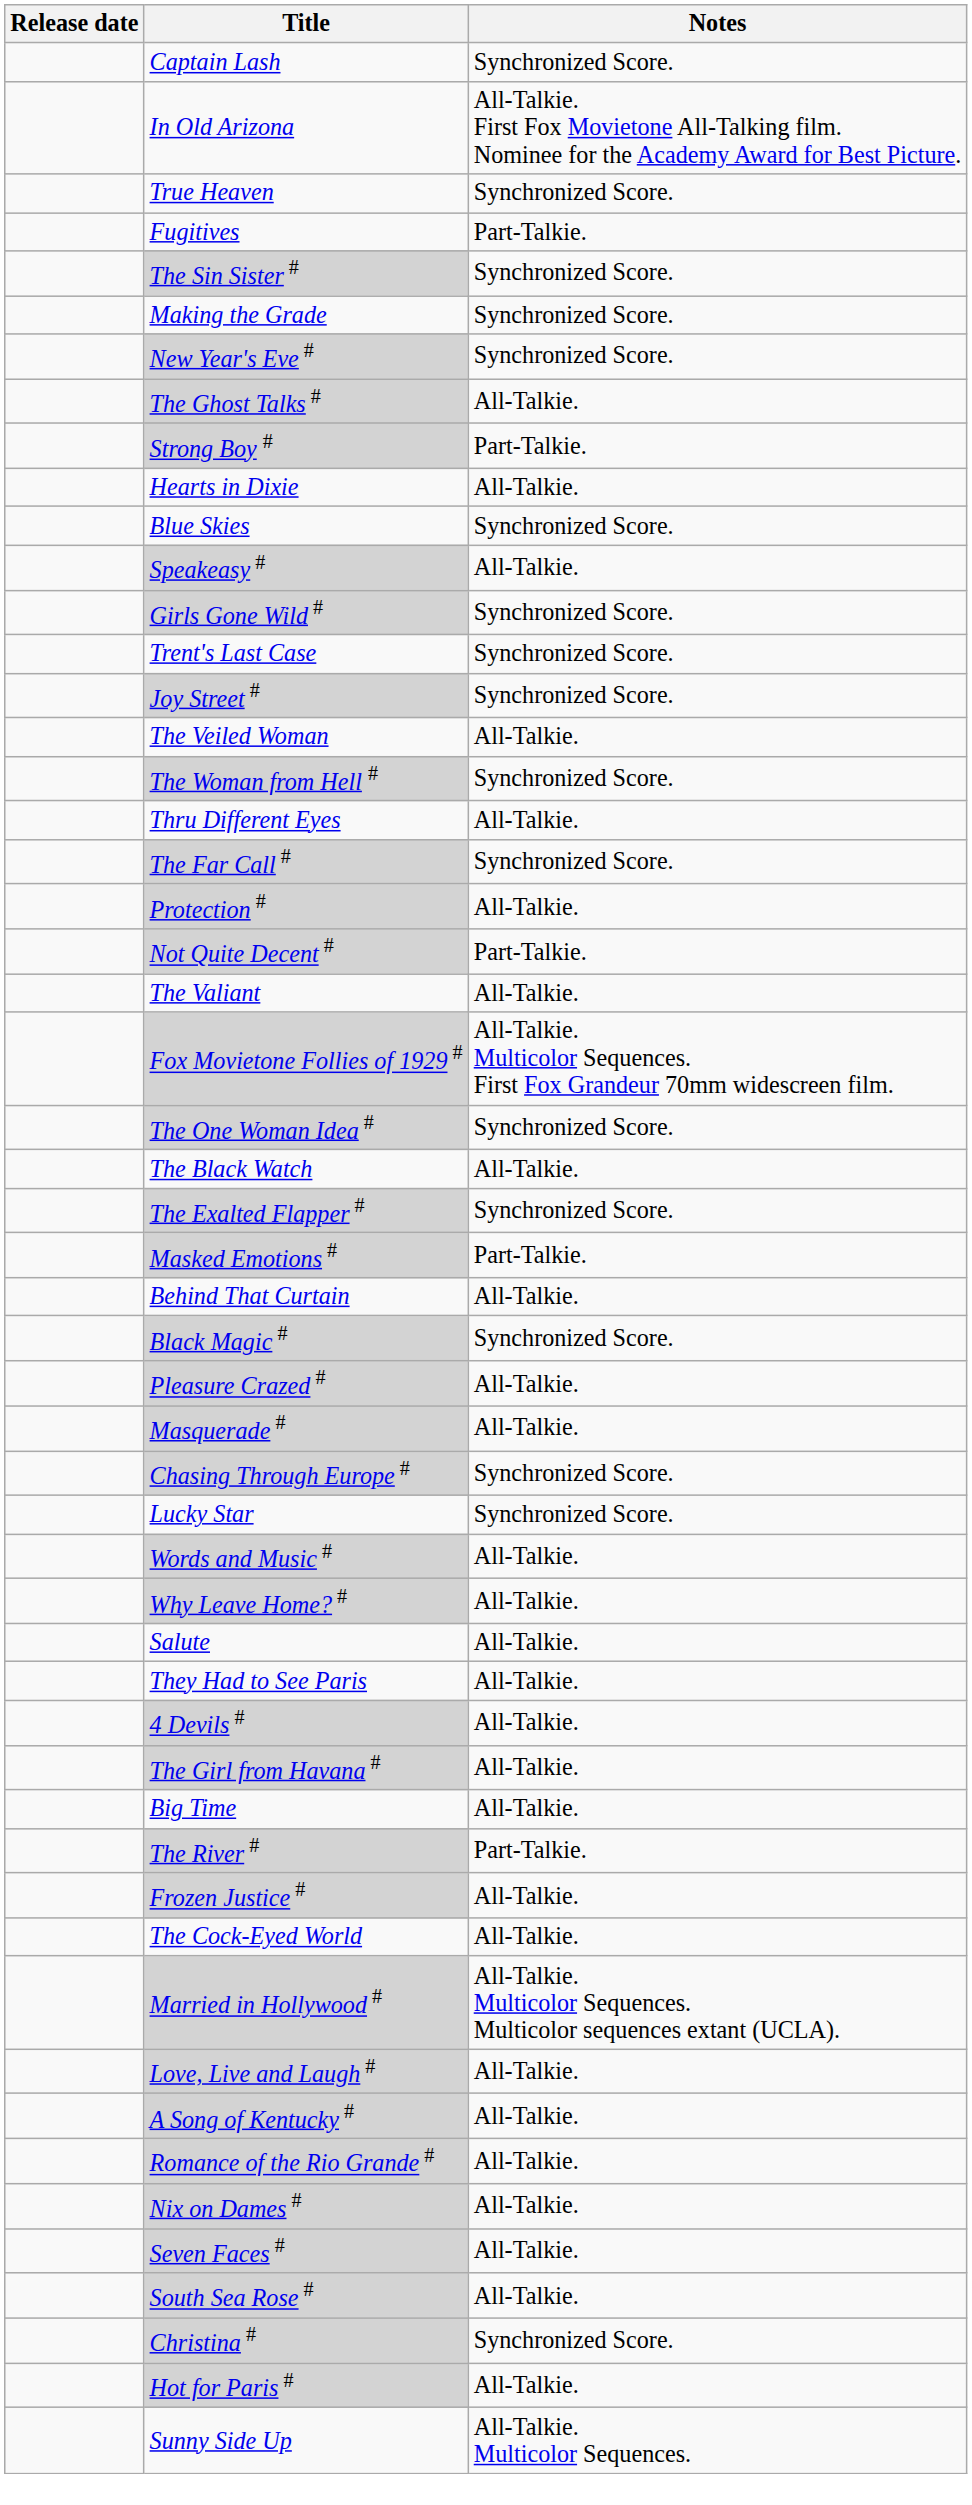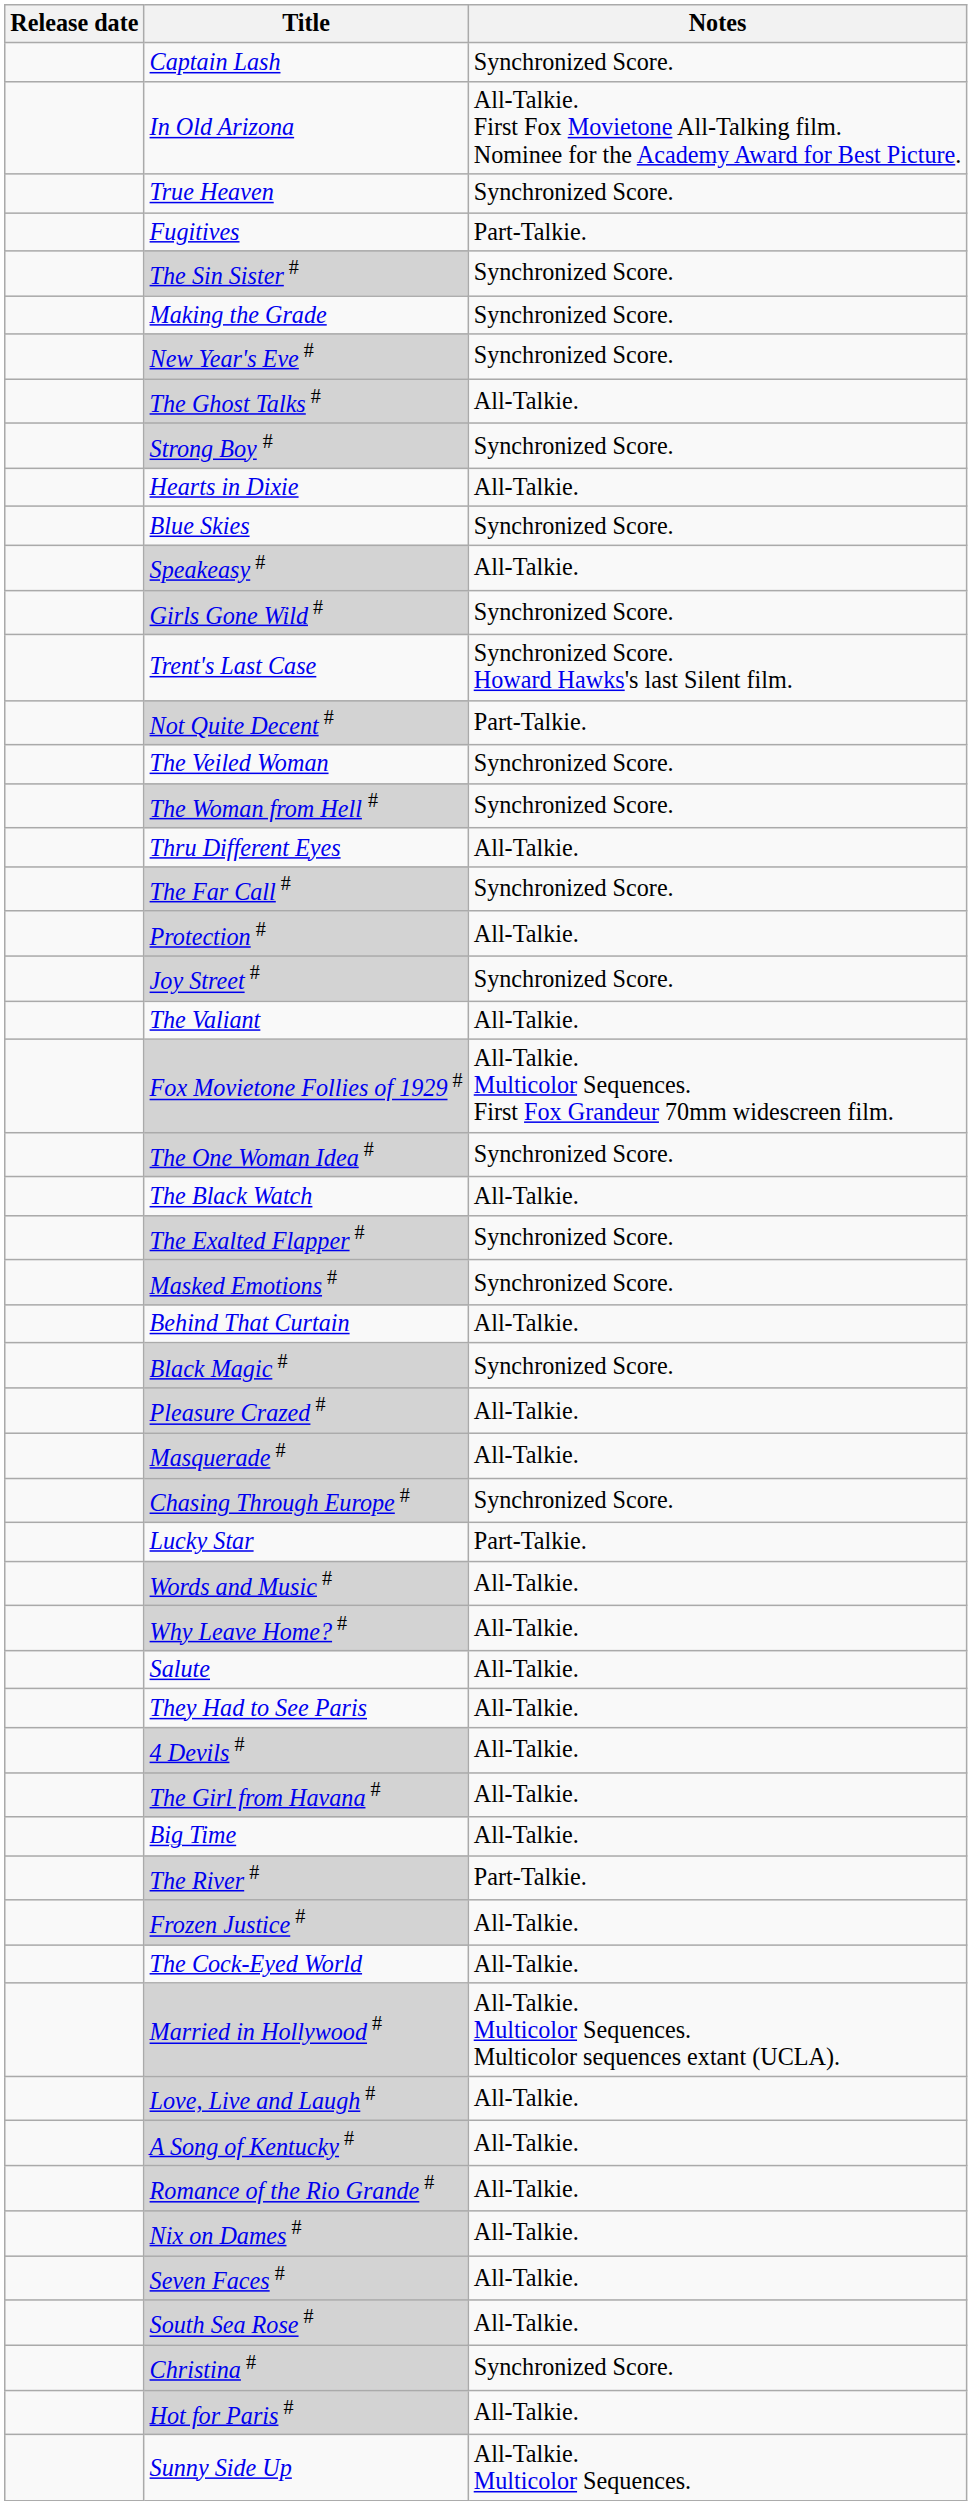(530, 445) Part-Talkie. -> (574, 445) Synchronized Score.
(574, 653) Synchronized Score. -> (633, 667) Synchronized Score. Howard Hawks's last Silent film.
rows swapped: (242, 951) <-> (205, 695)
(526, 736) All-Talkie. -> (574, 764) Synchronized Score.
(530, 1255) Part-Talkie. -> (574, 1282) Synchronized Score.
(574, 1514) Synchronized Score. -> (530, 1541) Part-Talkie.
